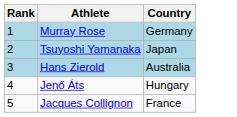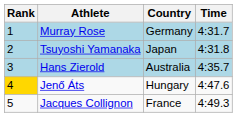+ column: (214, 13)
(10, 85) no background -> (10, 85) gold background
